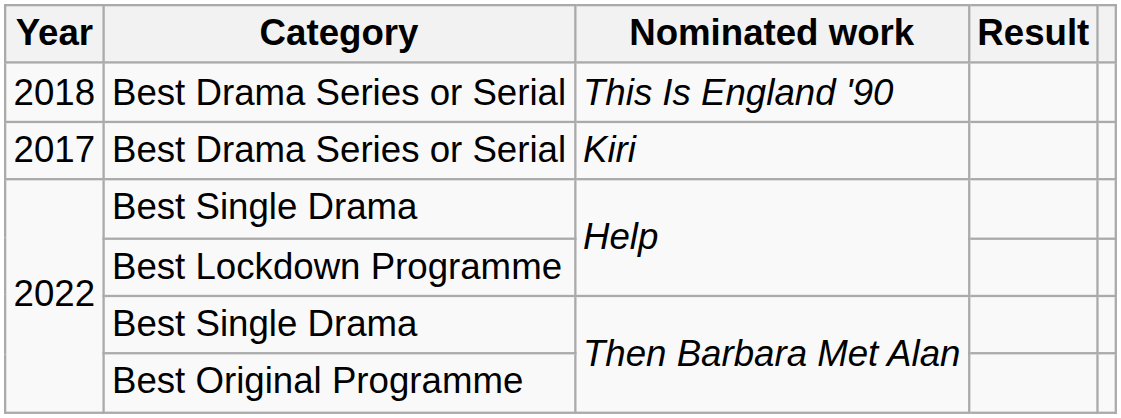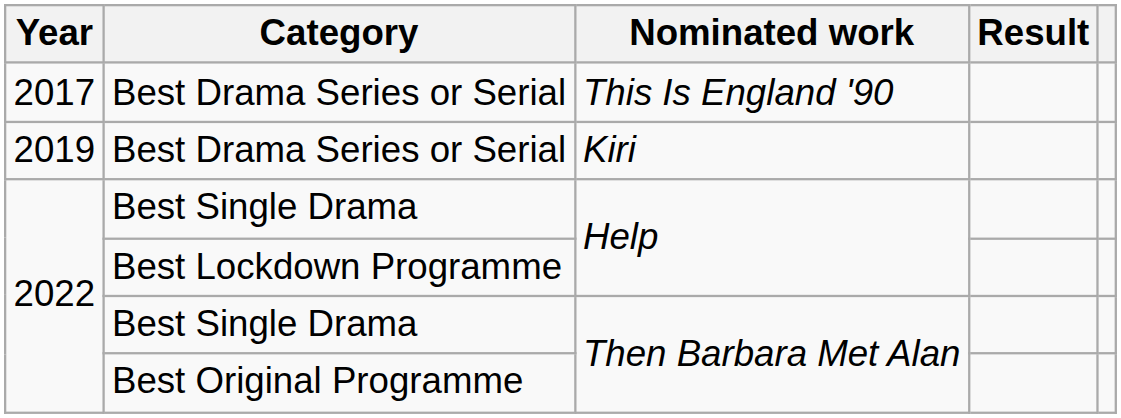(54, 91) 2018 -> (54, 91) 2017
(54, 149) 2017 -> (54, 149) 2019
